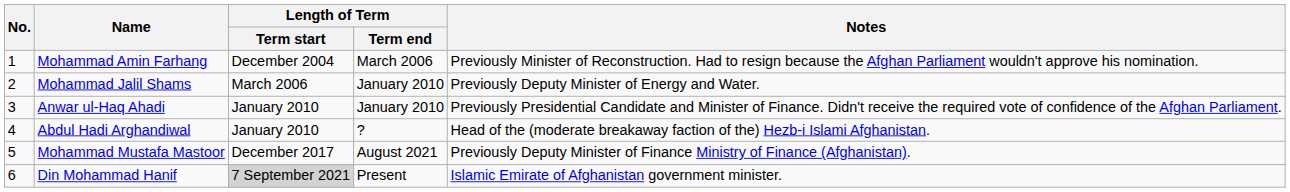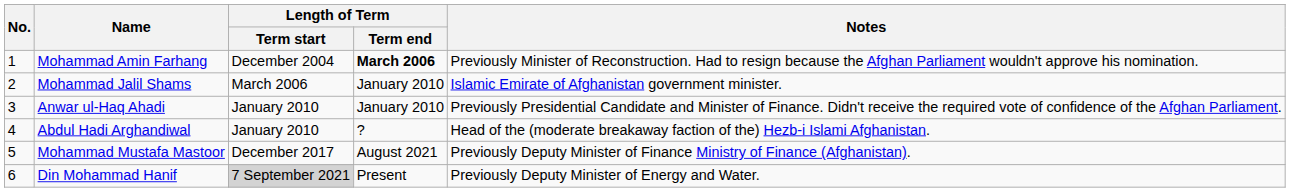(395, 61) normal -> (396, 61) bold
(605, 84) Previously Deputy Minister of Energy and Water. -> (616, 84) Islamic Emirate of Afghanistan government minister.
(616, 175) Islamic Emirate of Afghanistan government minister. -> (605, 175) Previously Deputy Minister of Energy and Water.
